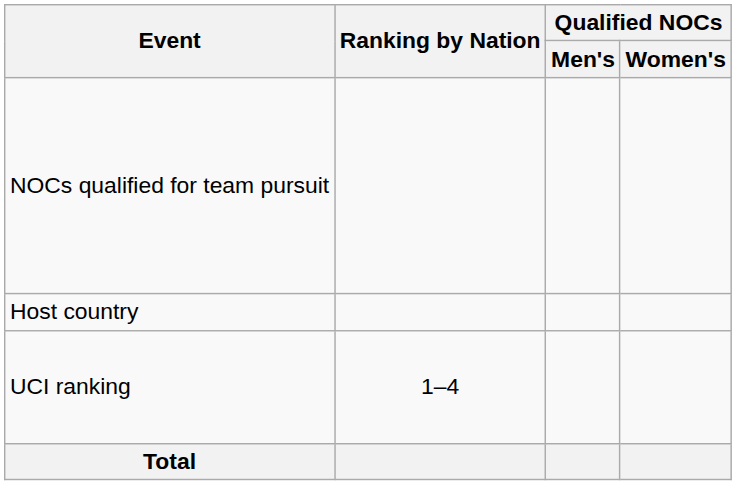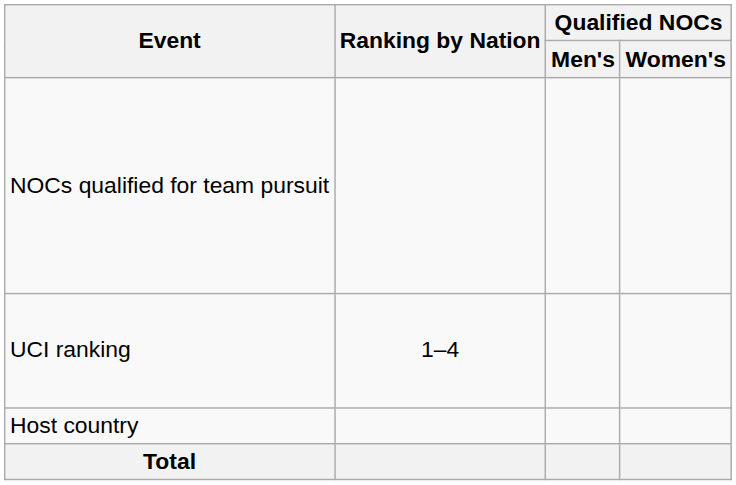rows swapped: (70, 386) <-> (74, 311)
